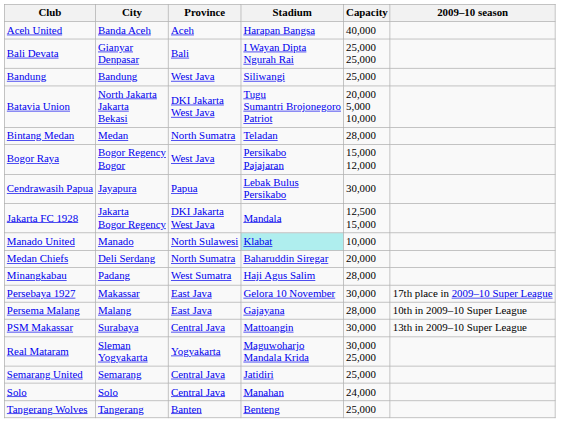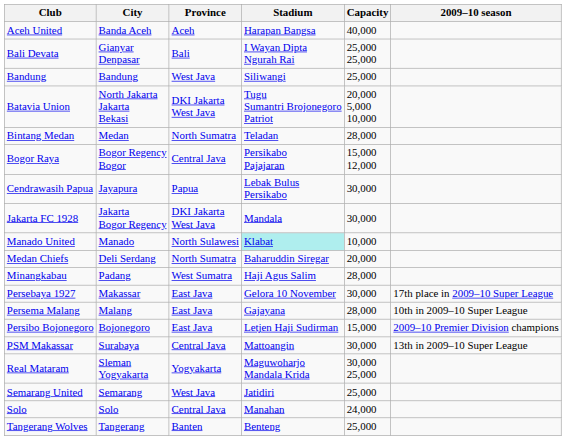(193, 159) West Java -> (199, 159) Central Java
(361, 218) 12,500 15,000 -> (362, 218) 30,000
+ row: (50, 328)
(198, 374) Central Java -> (193, 392) West Java
